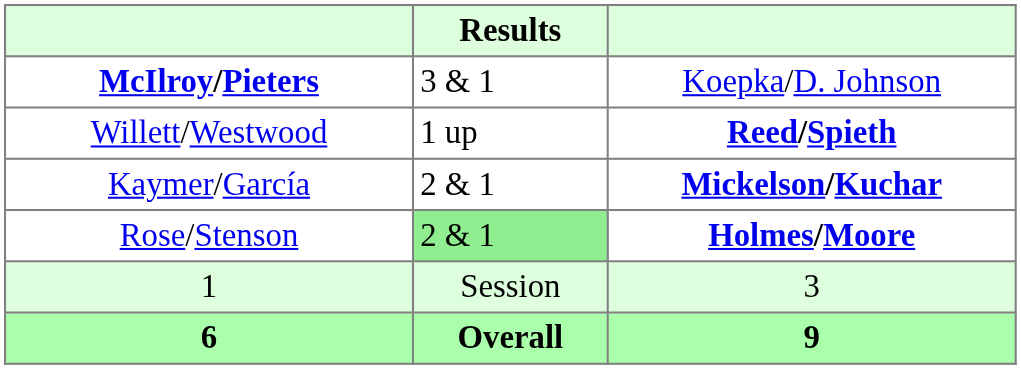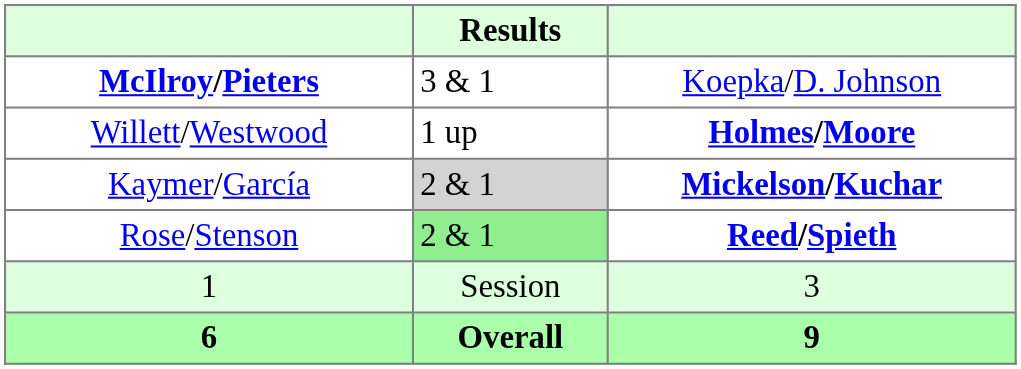(812, 132) Reed/Spieth -> (812, 132) Holmes/Moore
(458, 183) no background -> (458, 183) lightgrey background
(812, 235) Holmes/Moore -> (812, 235) Reed/Spieth
